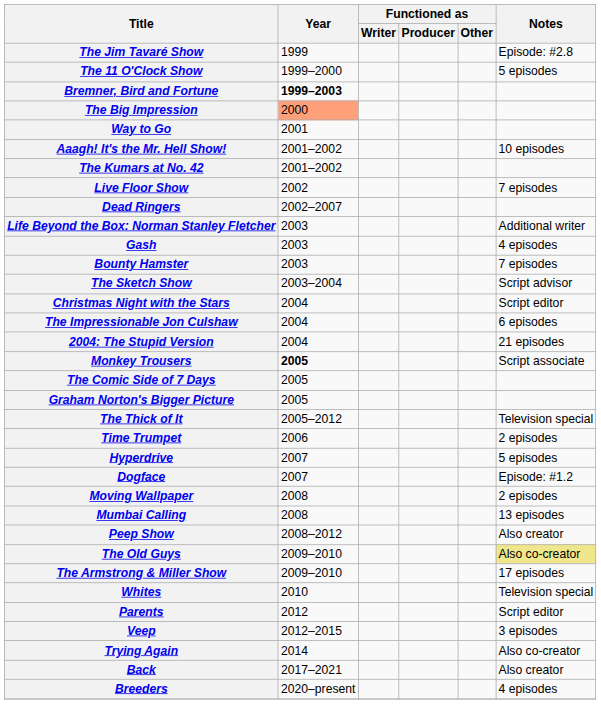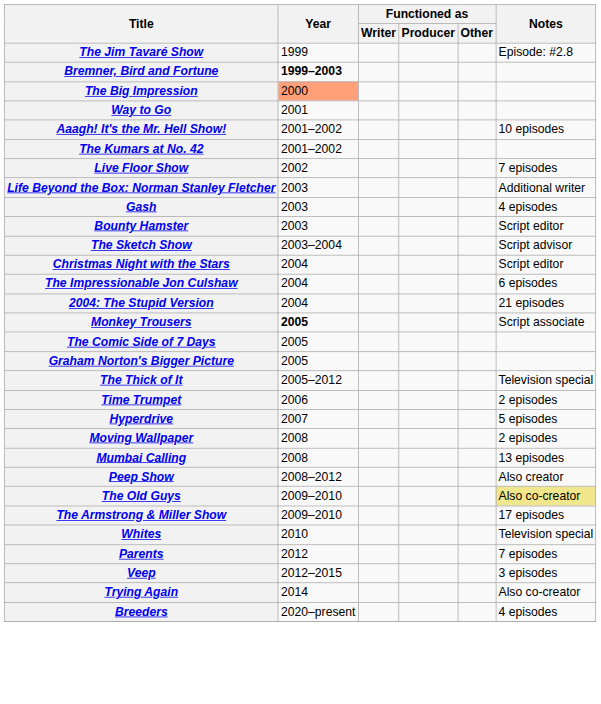- row: (141, 71)
- row: (141, 206)
(528, 264) 7 episodes -> (531, 226) Script editor
- row: (141, 476)
(531, 611) Script editor -> (528, 554) 7 episodes
- row: (141, 669)
